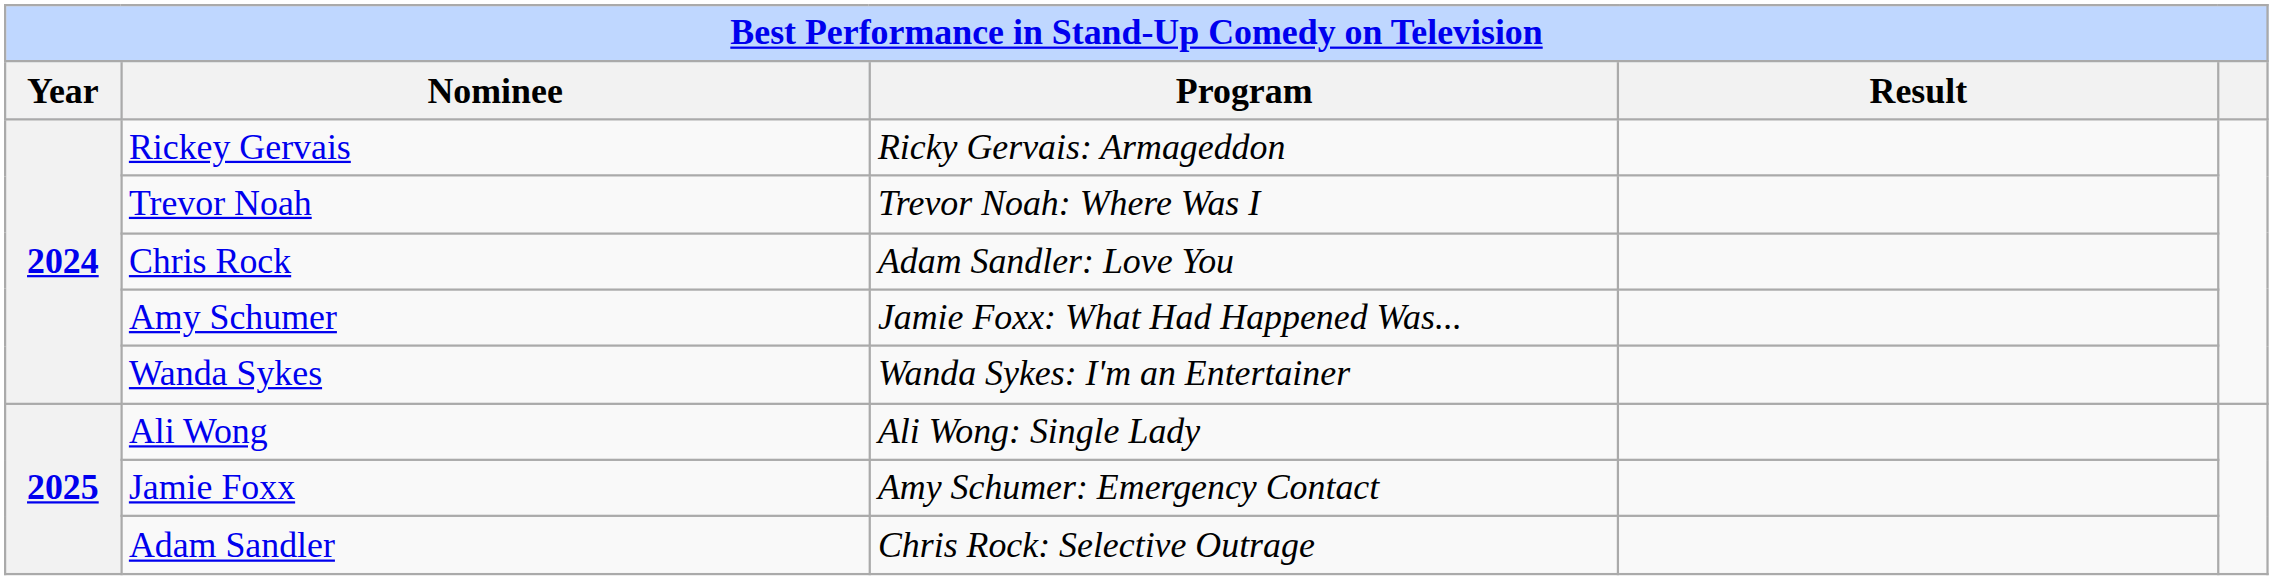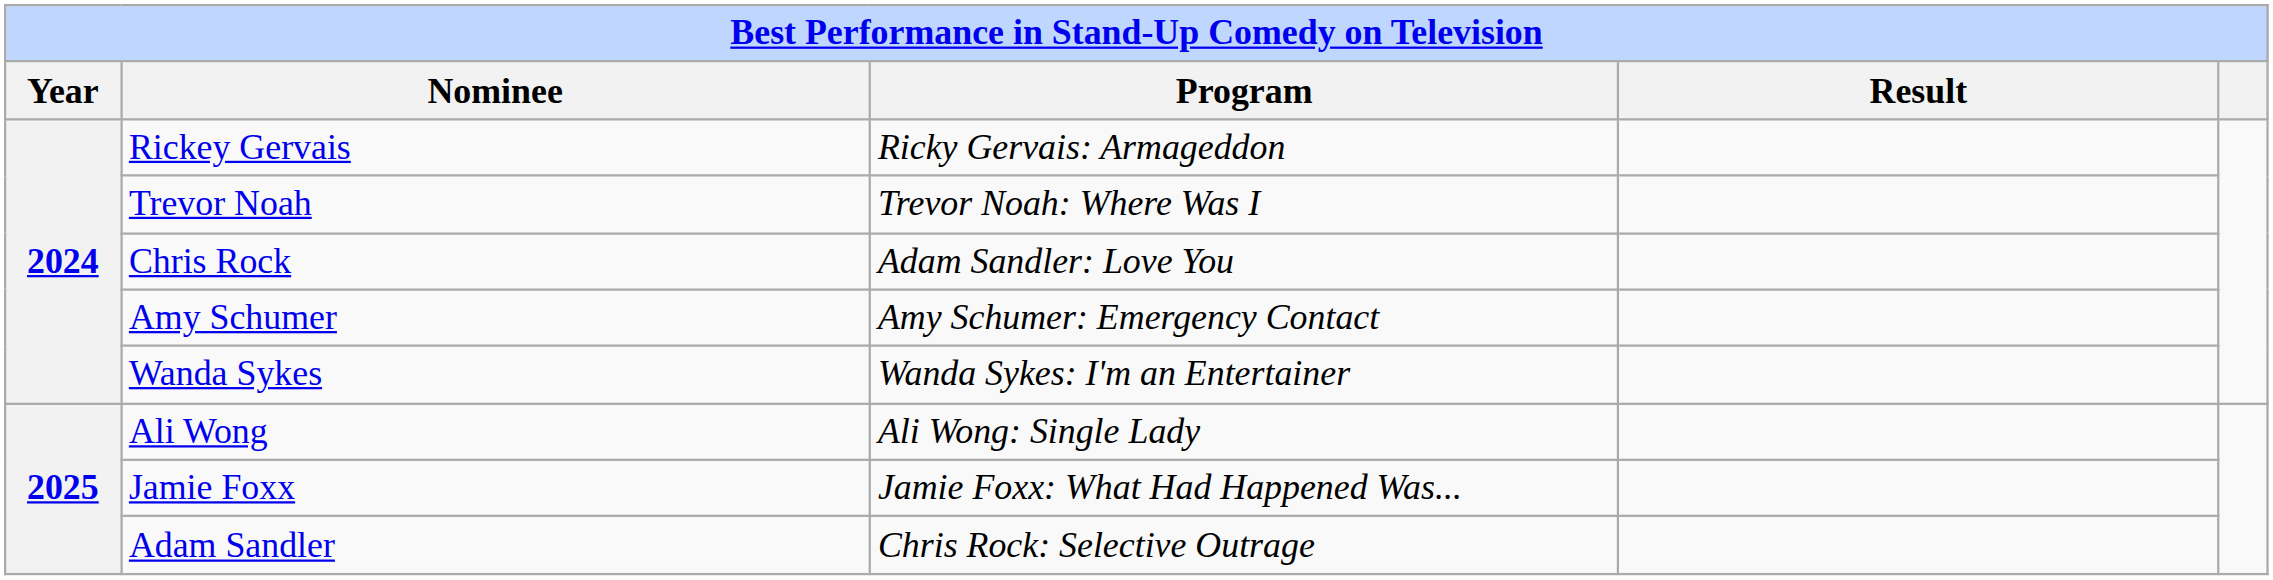(1170, 317) Jamie Foxx: What Had Happened Was... -> (1129, 317) Amy Schumer: Emergency Contact
(1129, 487) Amy Schumer: Emergency Contact -> (1170, 487) Jamie Foxx: What Had Happened Was...
